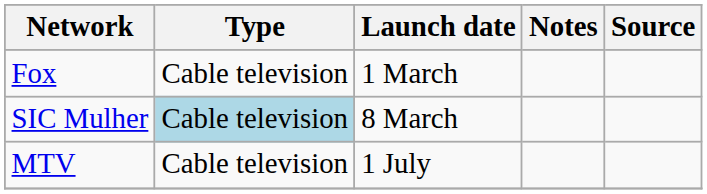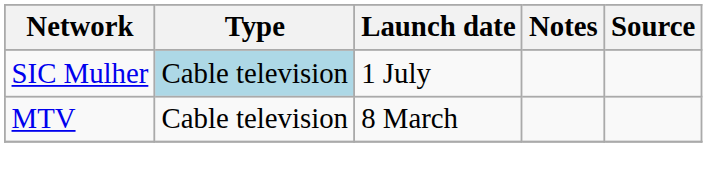- row: (34, 73)
(410, 118) 8 March -> (396, 73) 1 July
(396, 164) 1 July -> (410, 118) 8 March
